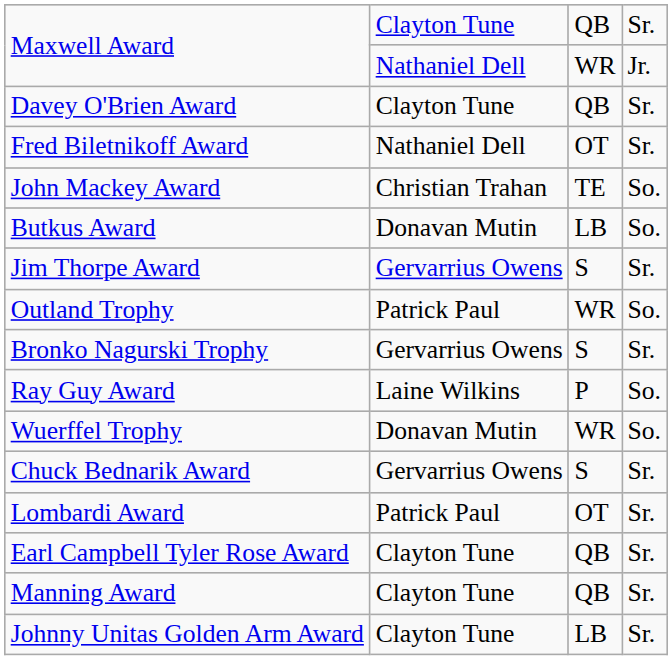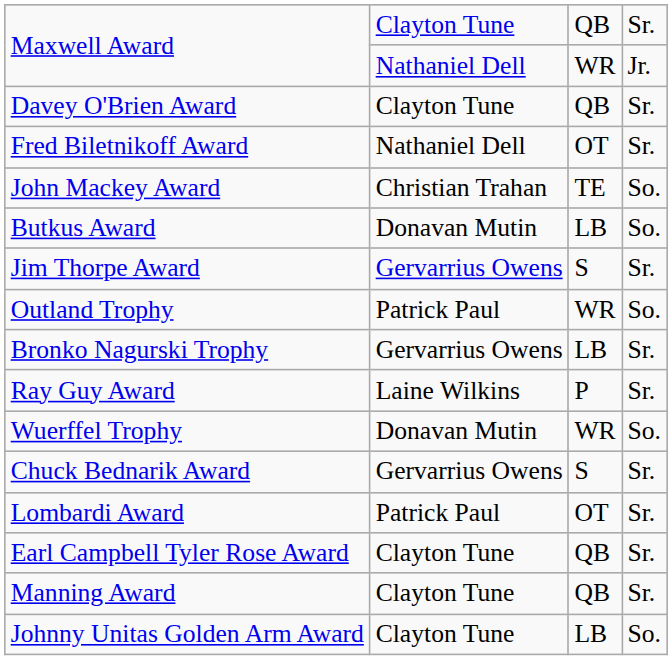(582, 349) S -> (591, 349) LB
(644, 390) So. -> (641, 390) Sr.
(641, 633) Sr. -> (644, 633) So.
